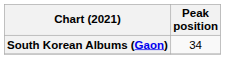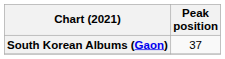(196, 44) 34 -> (196, 44) 37
